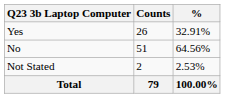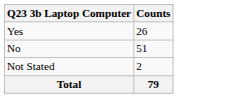- column: (197, 13)
